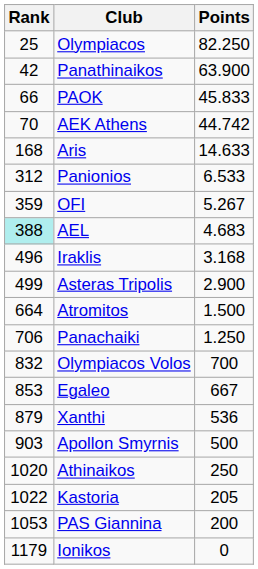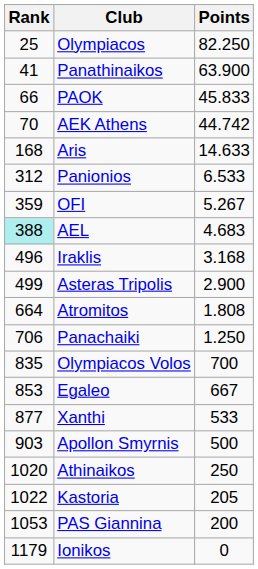(29, 71) 42 -> (29, 71) 41
(224, 310) 1.500 -> (224, 310) 1.808
(29, 364) 832 -> (29, 364) 835
(29, 417) 879 -> (29, 417) 877
(224, 417) 536 -> (224, 417) 533
